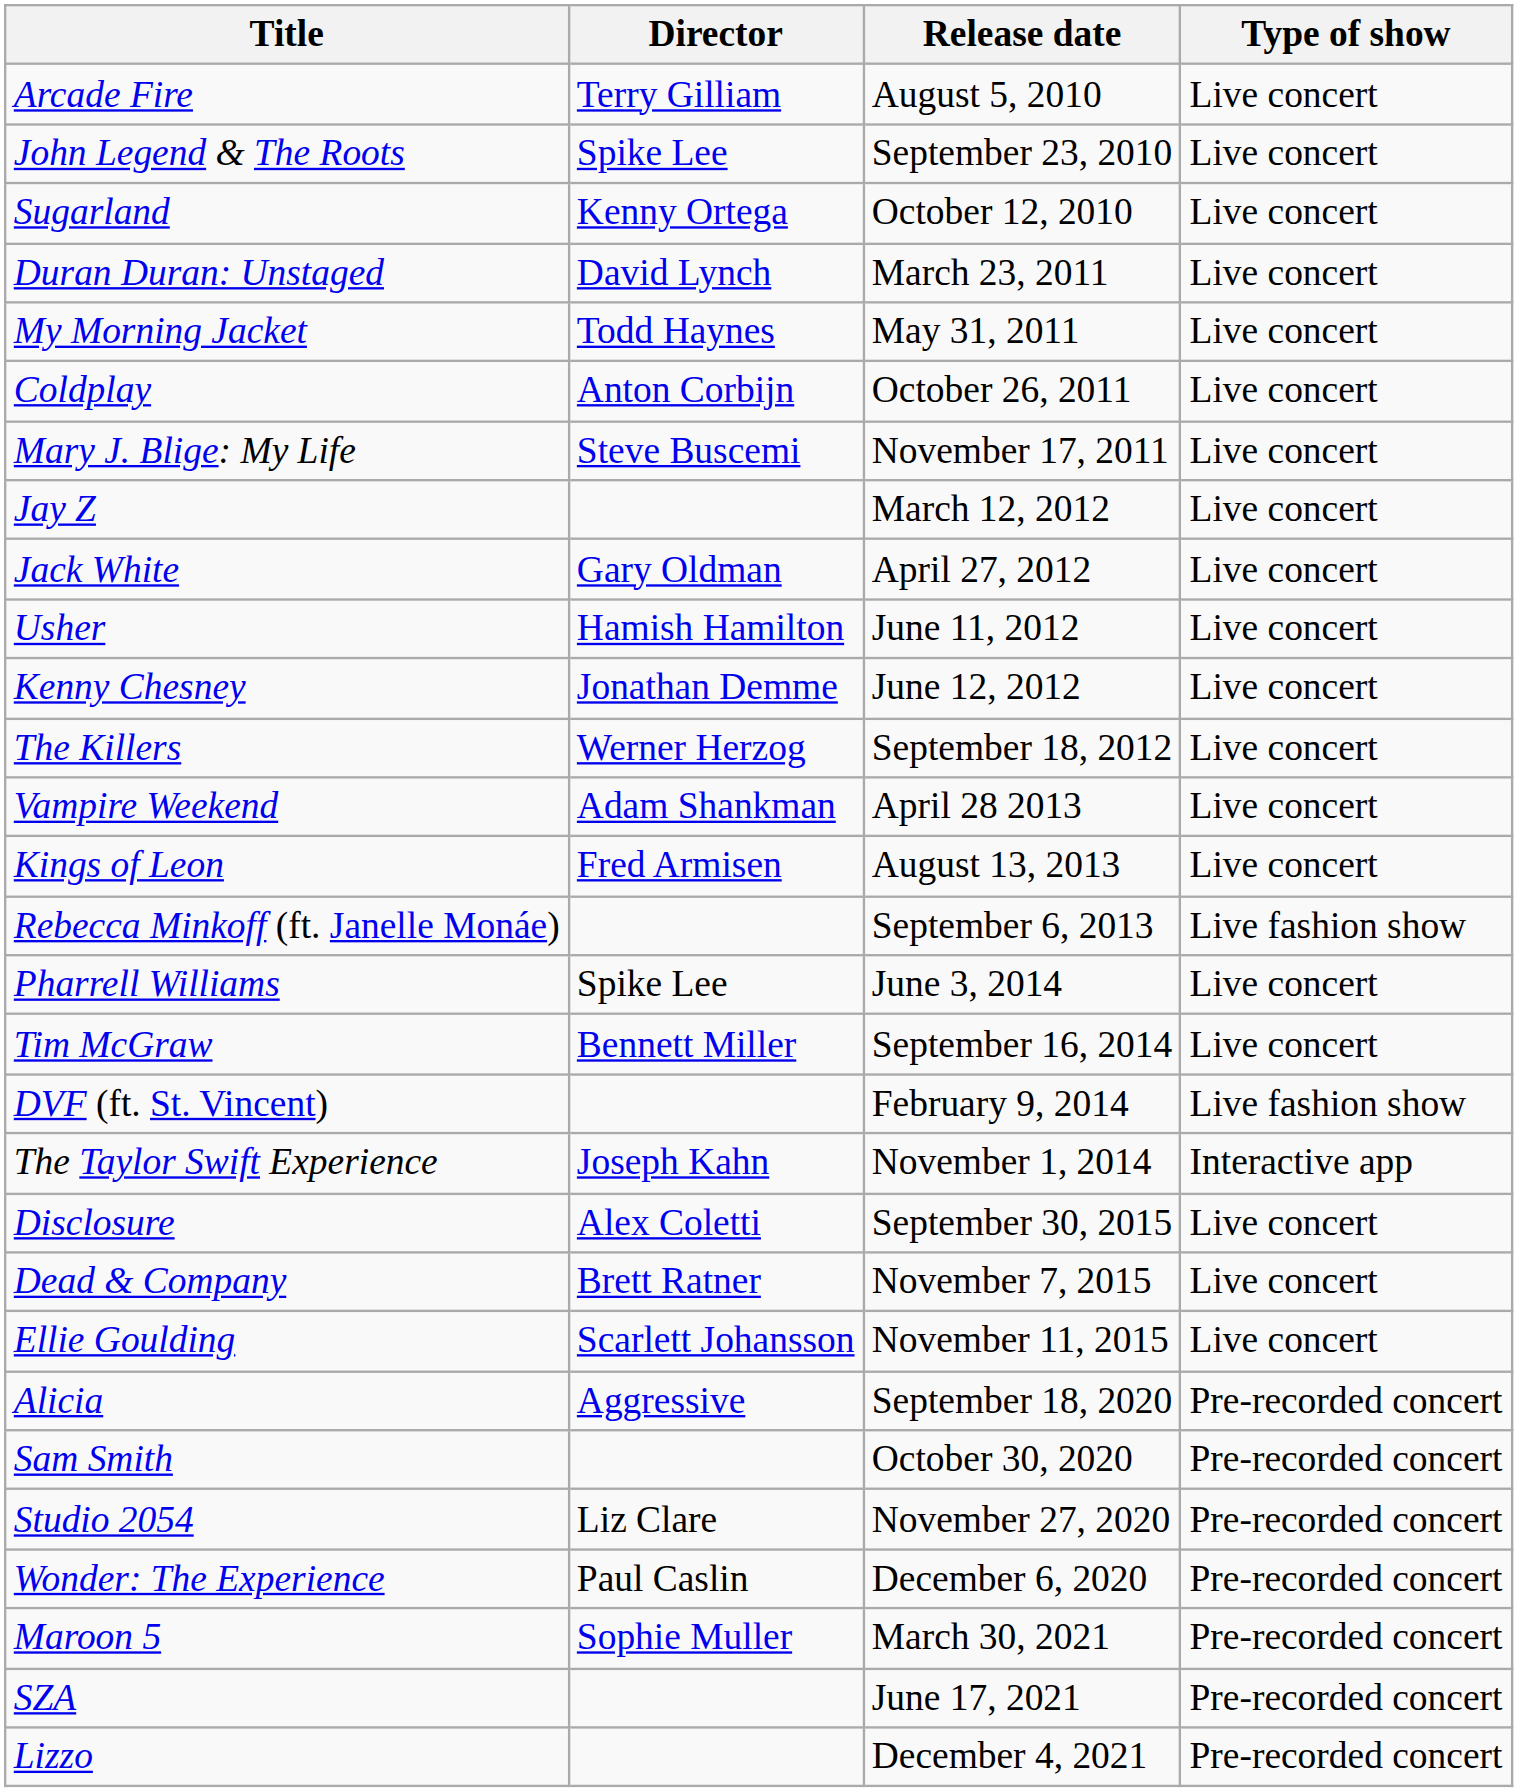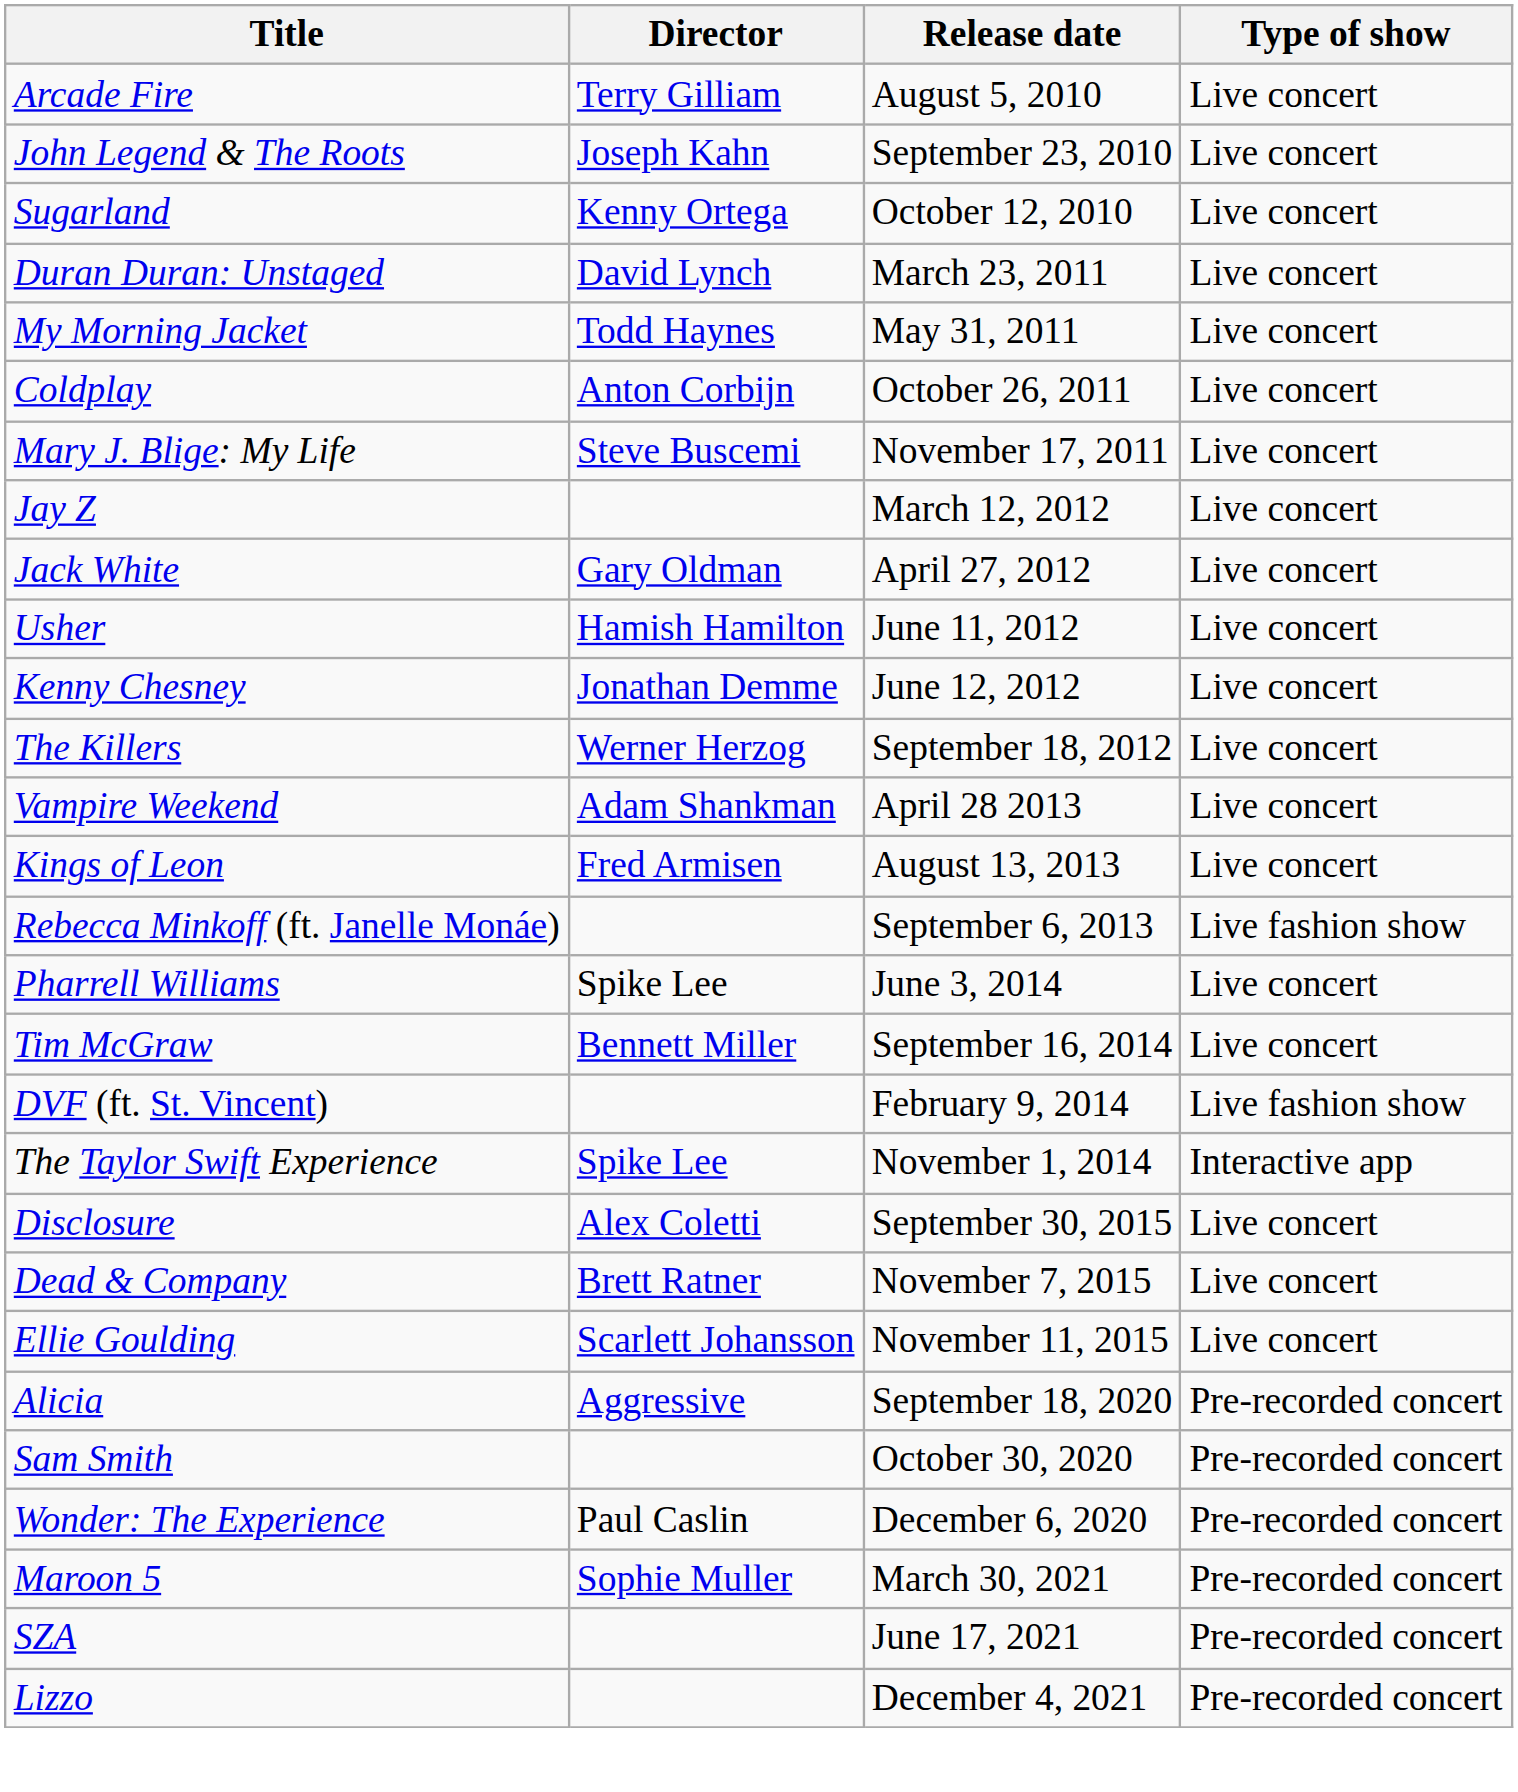(652, 152) Spike Lee -> (673, 152) Joseph Kahn
(673, 1162) Joseph Kahn -> (652, 1162) Spike Lee
- row: (104, 1518)
